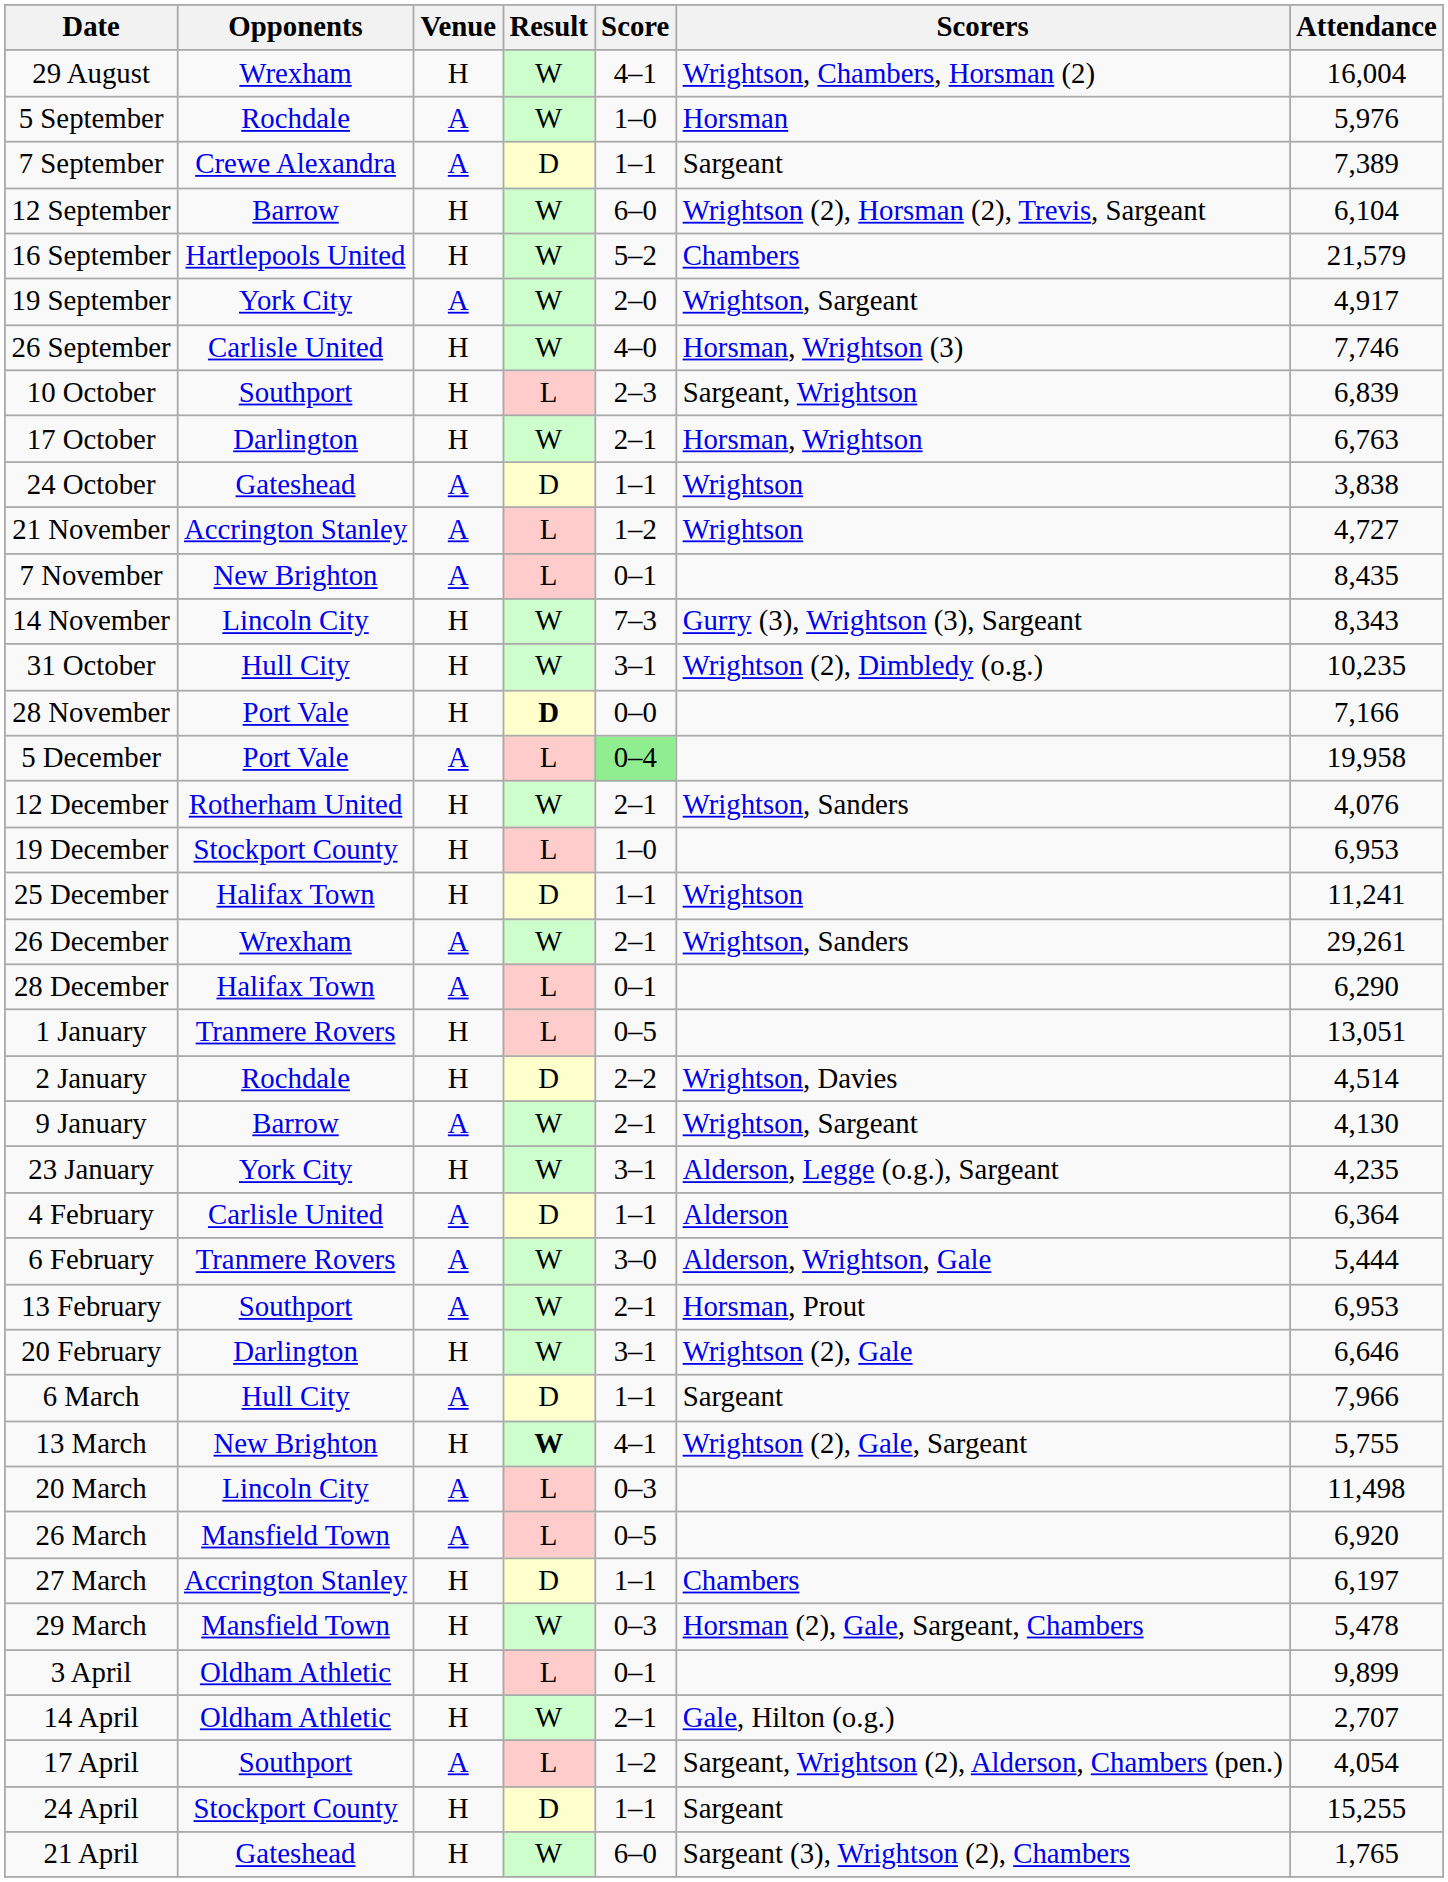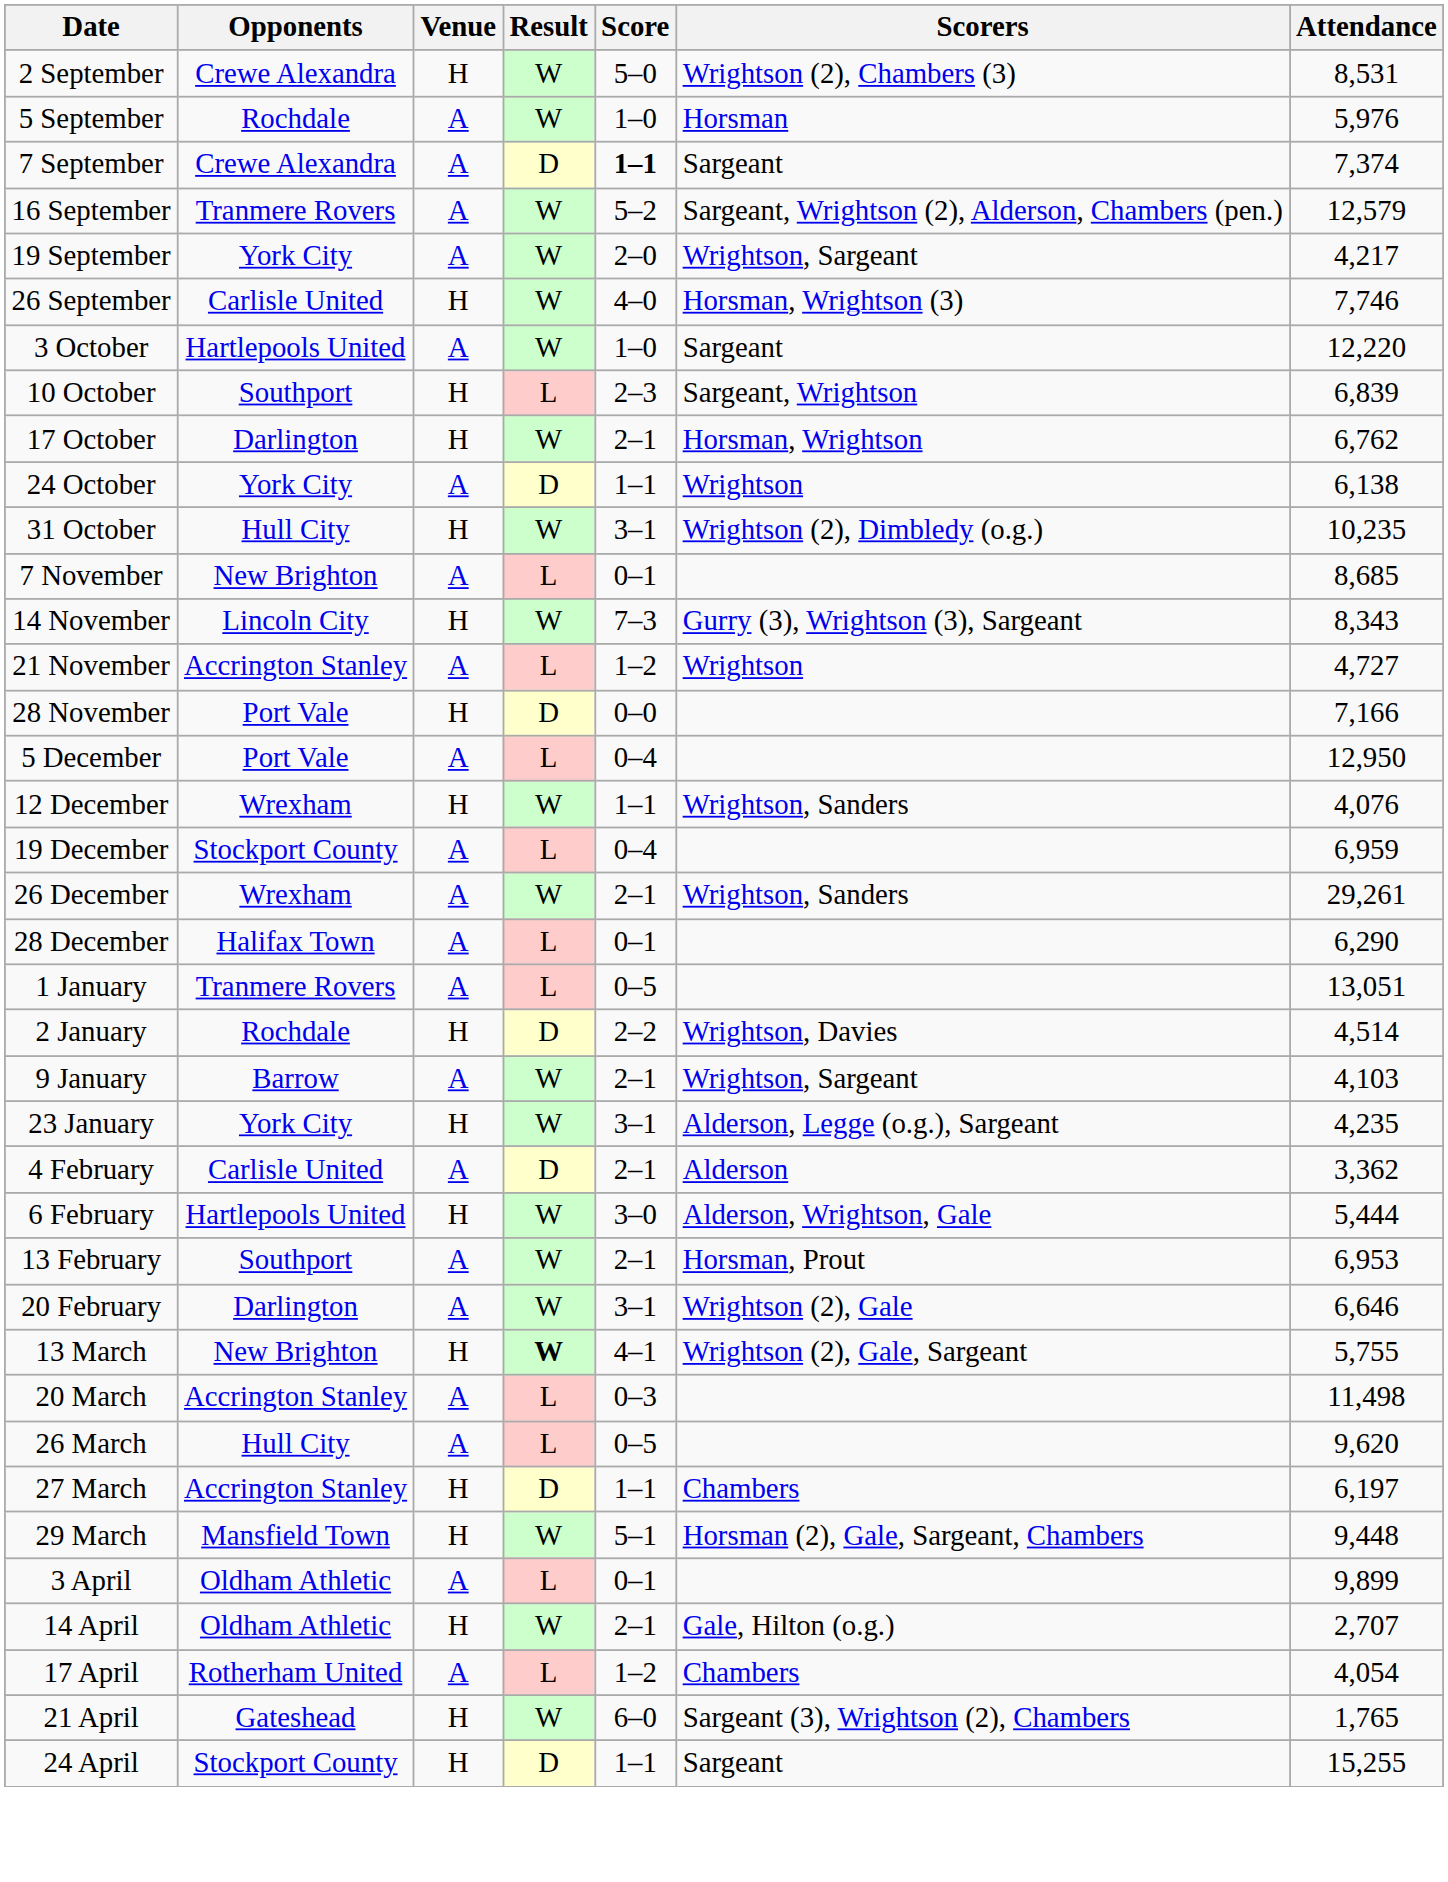- row: (91, 73)
+ row: (91, 73)
(635, 164) normal -> (635, 164) bold
(1366, 164) 7,389 -> (1366, 164) 7,374
- row: (91, 210)
(296, 255) Hartlepools United -> (296, 210) Tranmere Rovers
(458, 255) H -> (458, 210) A
(741, 255) Chambers -> (983, 210) Sargeant, Wrightson (2), Alderson, Chambers (pen.)
(1366, 255) 21,579 -> (1366, 210) 12,579
(1366, 301) 4,917 -> (1366, 255) 4,217
+ row: (91, 347)
(1366, 438) 6,763 -> (1366, 438) 6,762
(296, 484) Gateshead -> (296, 484) York City
(1366, 484) 3,838 -> (1366, 484) 6,138
rows swapped: (91, 666) <-> (91, 529)
(1366, 575) 8,435 -> (1366, 575) 8,685
(549, 712) bold -> (549, 712) normal
(635, 758) lightgreen background -> (635, 758) no background
(1366, 758) 19,958 -> (1366, 758) 12,950
(296, 803) Rotherham United -> (296, 803) Wrexham
(635, 803) 2–1 -> (635, 803) 1–1
(458, 849) H -> (458, 849) A
(635, 849) 1–0 -> (635, 849) 0–4
(1366, 849) 6,953 -> (1366, 849) 6,959
- row: (91, 895)
(458, 1032) H -> (458, 986) A
(1366, 1123) 4,130 -> (1366, 1077) 4,103
(635, 1214) 1–1 -> (635, 1169) 2–1
(1366, 1214) 6,364 -> (1366, 1169) 3,362
(296, 1260) Tranmere Rovers -> (296, 1214) Hartlepools United
(458, 1260) A -> (458, 1214) H
(458, 1351) H -> (458, 1306) A
- row: (91, 1397)
(296, 1488) Lincoln City -> (296, 1397) Accrington Stanley
(296, 1534) Mansfield Town -> (296, 1443) Hull City
(1366, 1534) 6,920 -> (1366, 1443) 9,620
(635, 1625) 0–3 -> (635, 1534) 5–1
(1366, 1625) 5,478 -> (1366, 1534) 9,448
(458, 1671) H -> (458, 1580) A
(296, 1762) Southport -> (296, 1671) Rotherham United
(983, 1762) Sargeant, Wrightson (2), Alderson, Chambers (pen.) -> (741, 1671) Chambers
rows swapped: (91, 1854) <-> (91, 1808)
